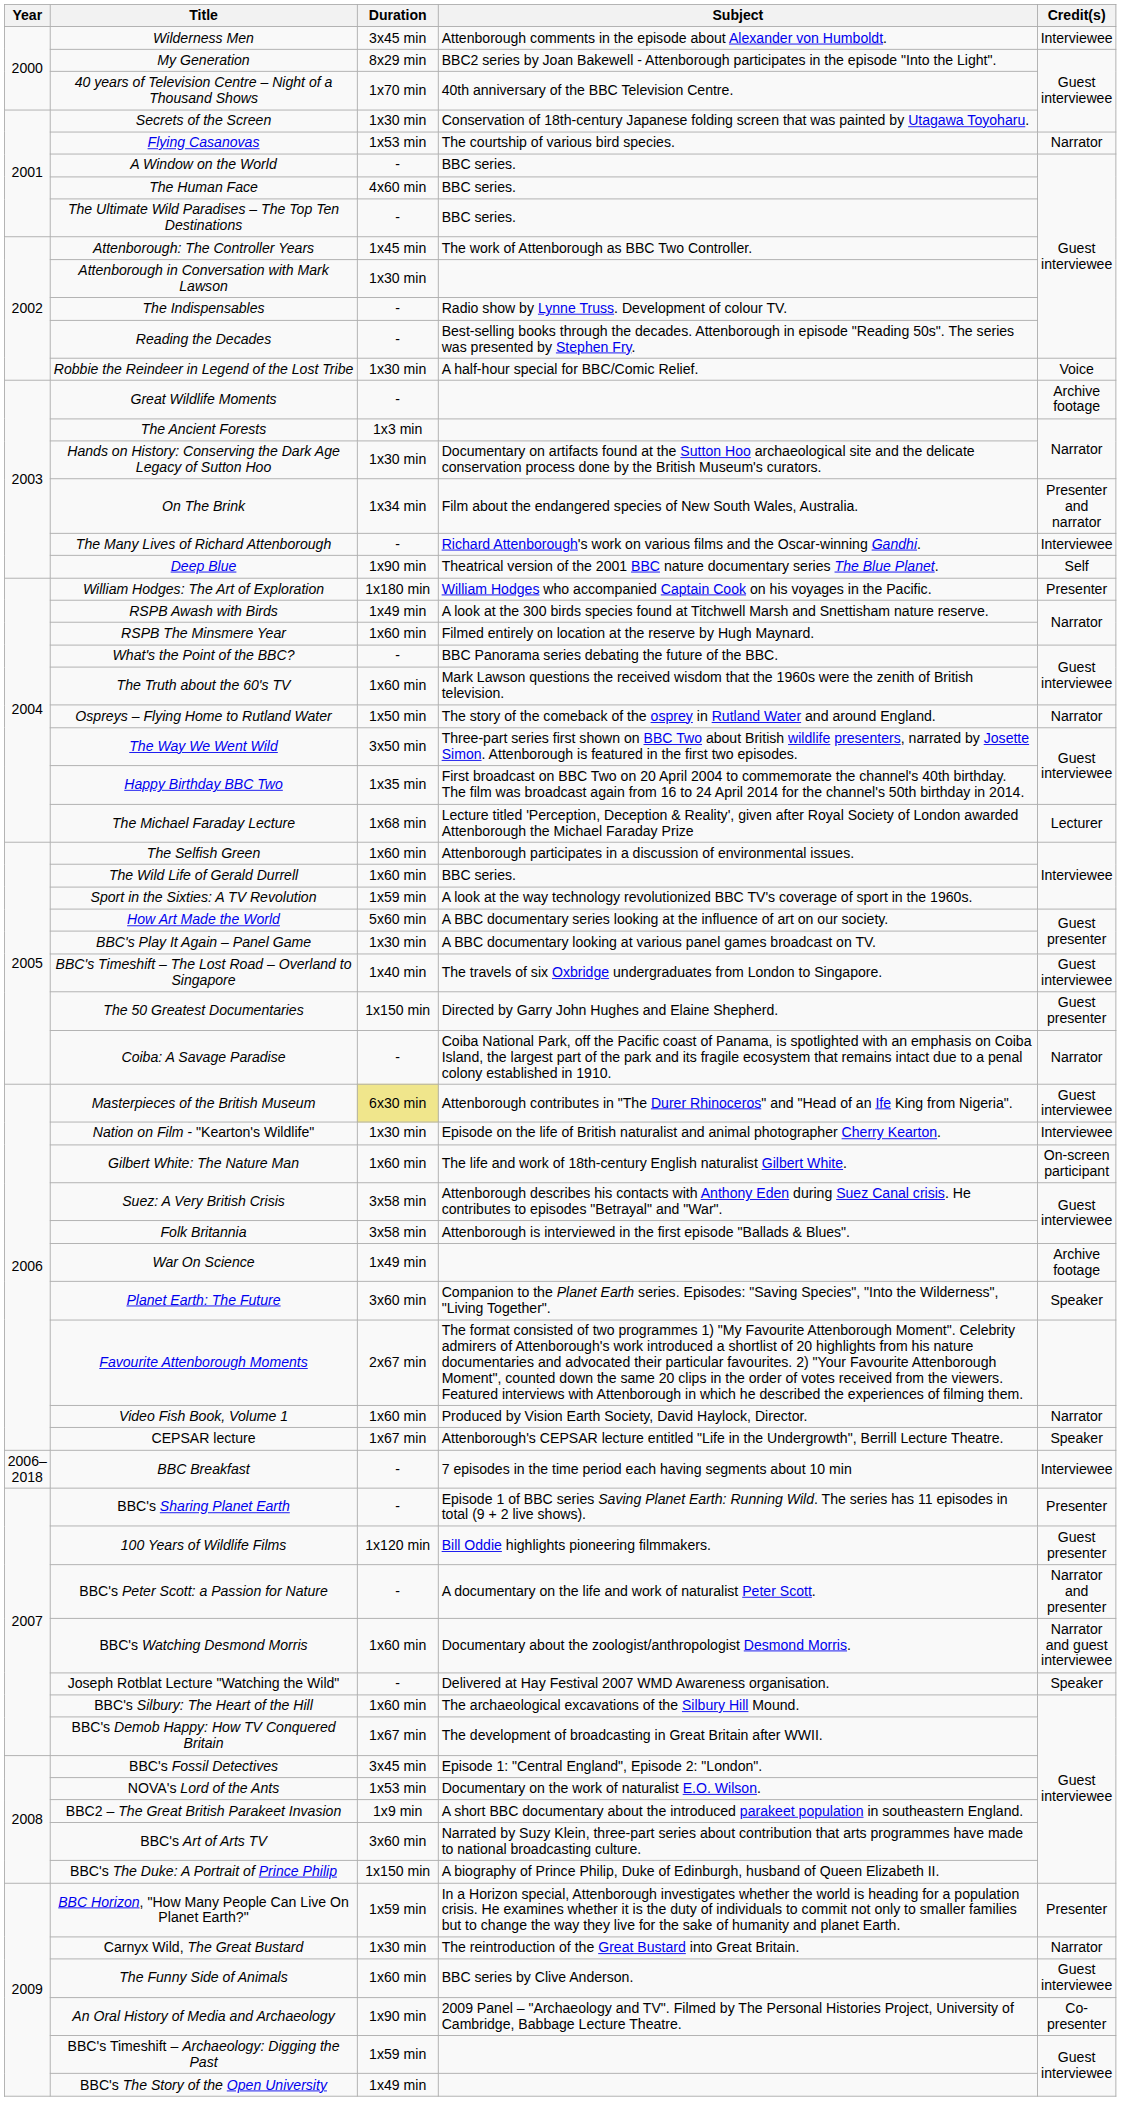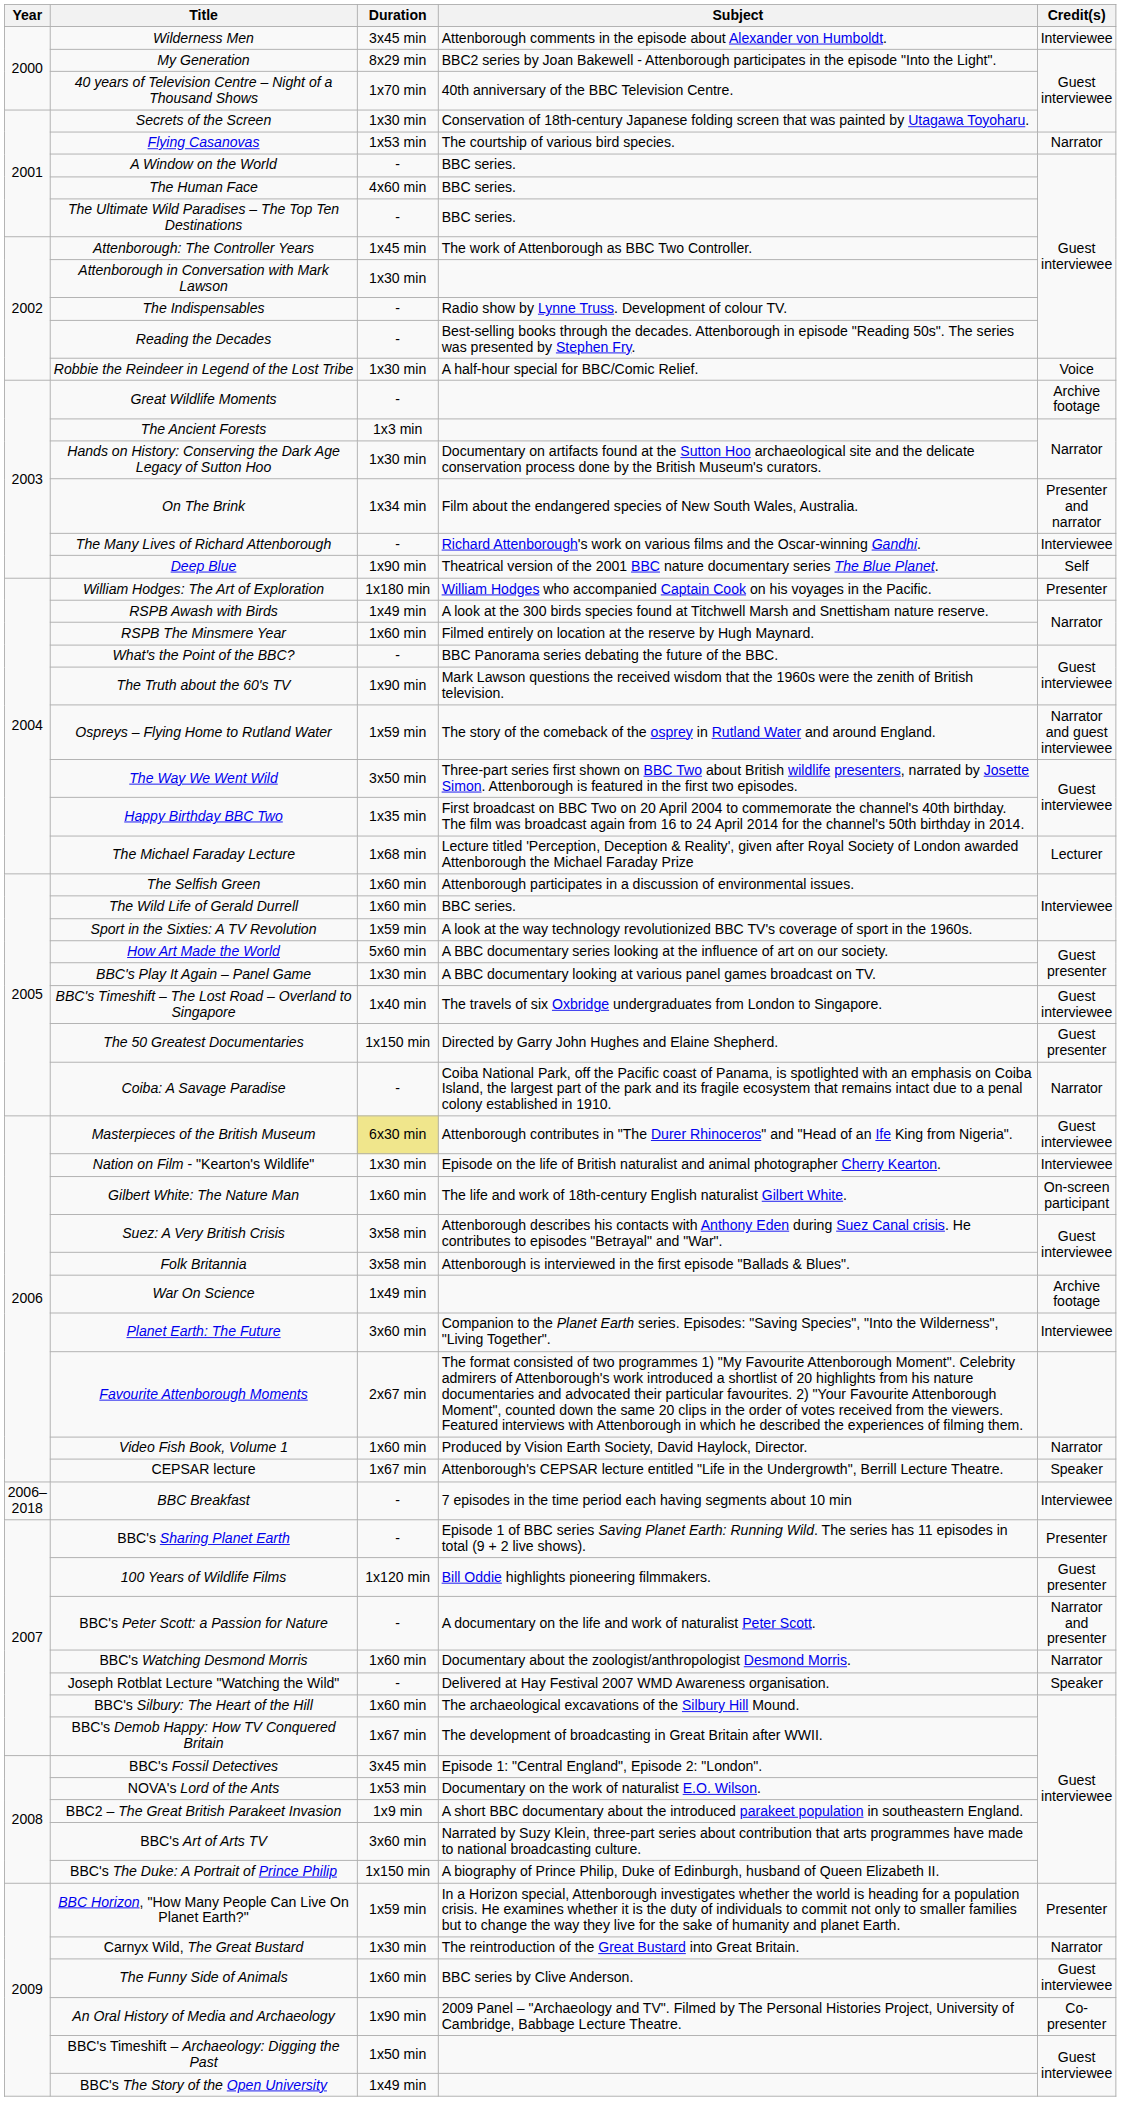(398, 686) 1x60 min -> (398, 686) 1x90 min
(398, 716) 1x50 min -> (398, 732) 1x59 min
(1077, 716) Narrator -> (1077, 732) Narrator and guest interviewee
(1077, 1300) Speaker -> (1077, 1332) Interviewee
(1077, 1645) Narrator and guest interviewee -> (1077, 1661) Narrator
(398, 2054) 1x59 min -> (398, 2054) 1x50 min
